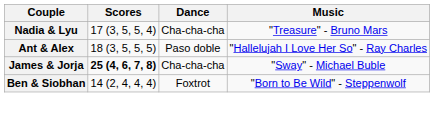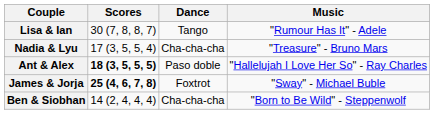+ row: (46, 30)
(123, 48) normal -> (123, 65) bold
(193, 65) Cha-cha-cha -> (193, 83) Foxtrot
(193, 83) Foxtrot -> (193, 100) Cha-cha-cha
